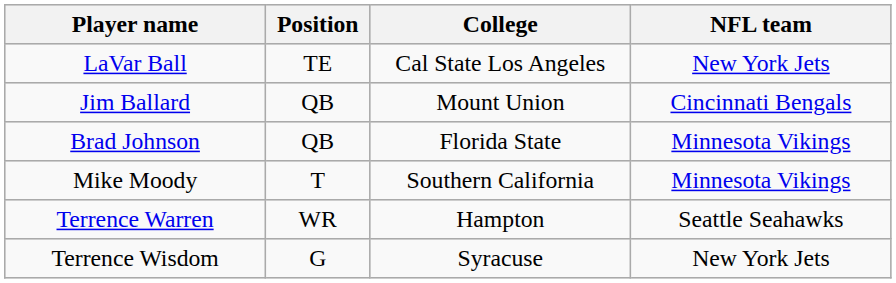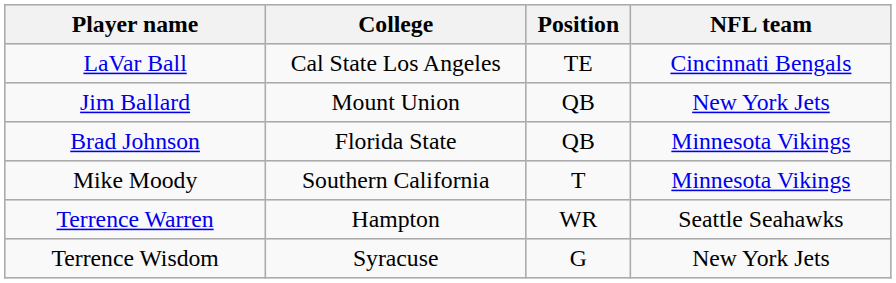columns swapped: (318, 24) <-> (500, 24)
(761, 63) New York Jets -> (761, 63) Cincinnati Bengals
(761, 102) Cincinnati Bengals -> (761, 102) New York Jets
